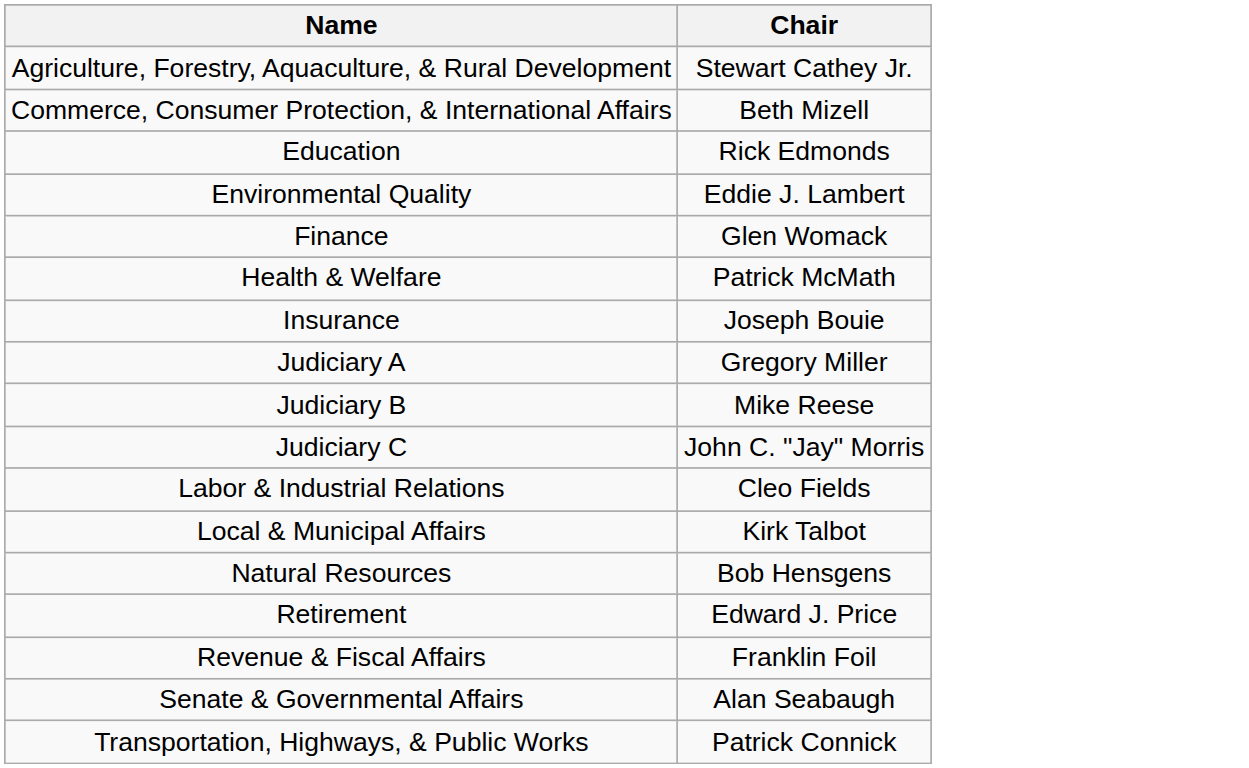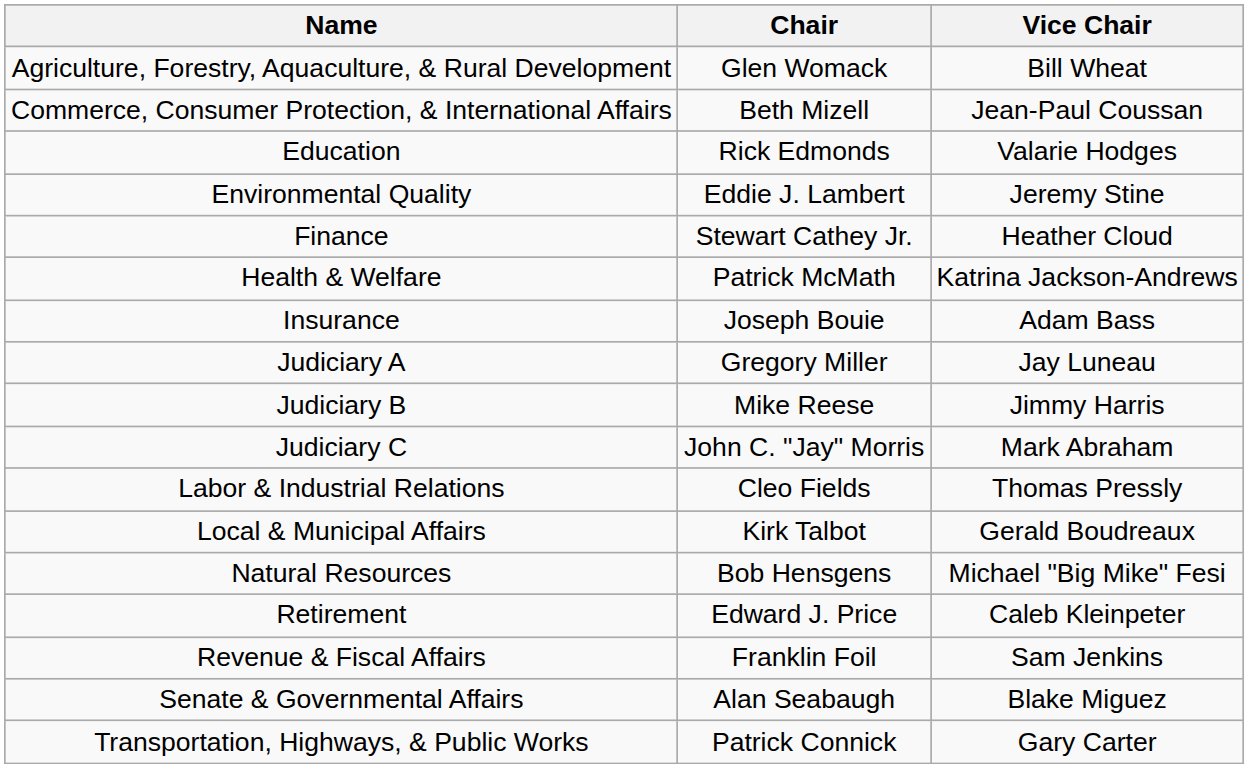+ column: (1087, 25)
(804, 67) Stewart Cathey Jr. -> (804, 67) Glen Womack
(804, 236) Glen Womack -> (804, 236) Stewart Cathey Jr.
